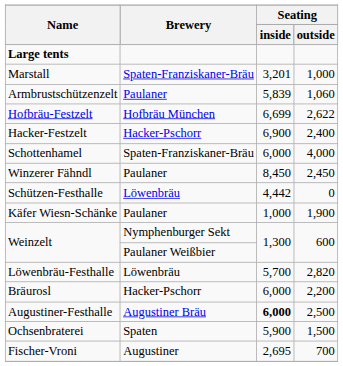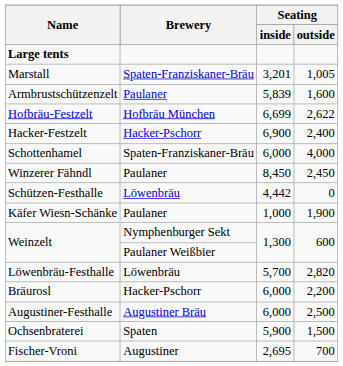(321, 74) 1,000 -> (321, 74) 1,005
(321, 94) 1,060 -> (321, 94) 1,600
(277, 311) bold -> (277, 311) normal
